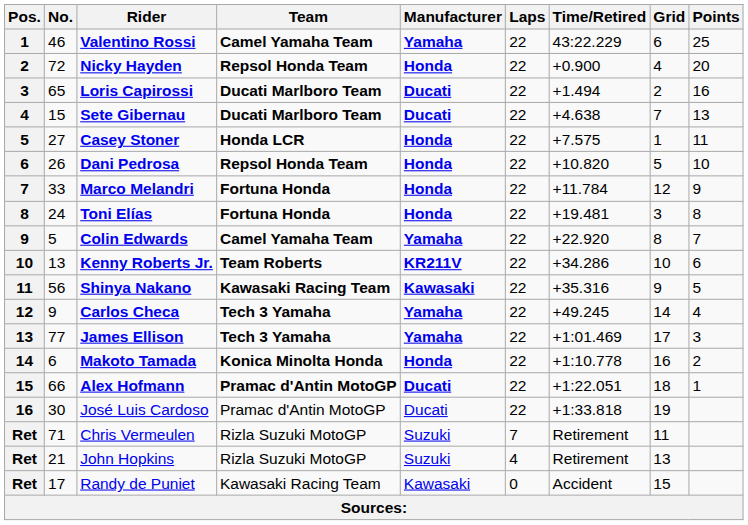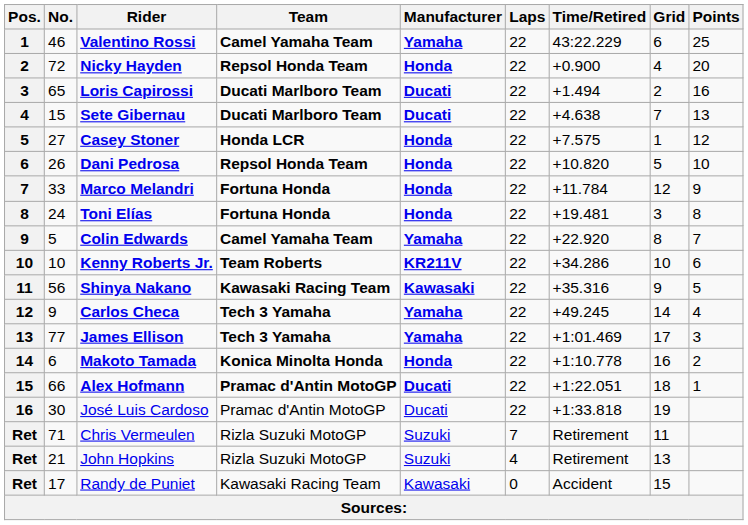(700, 140) 11 -> (701, 140) 12
(57, 262) 13 -> (57, 262) 10
